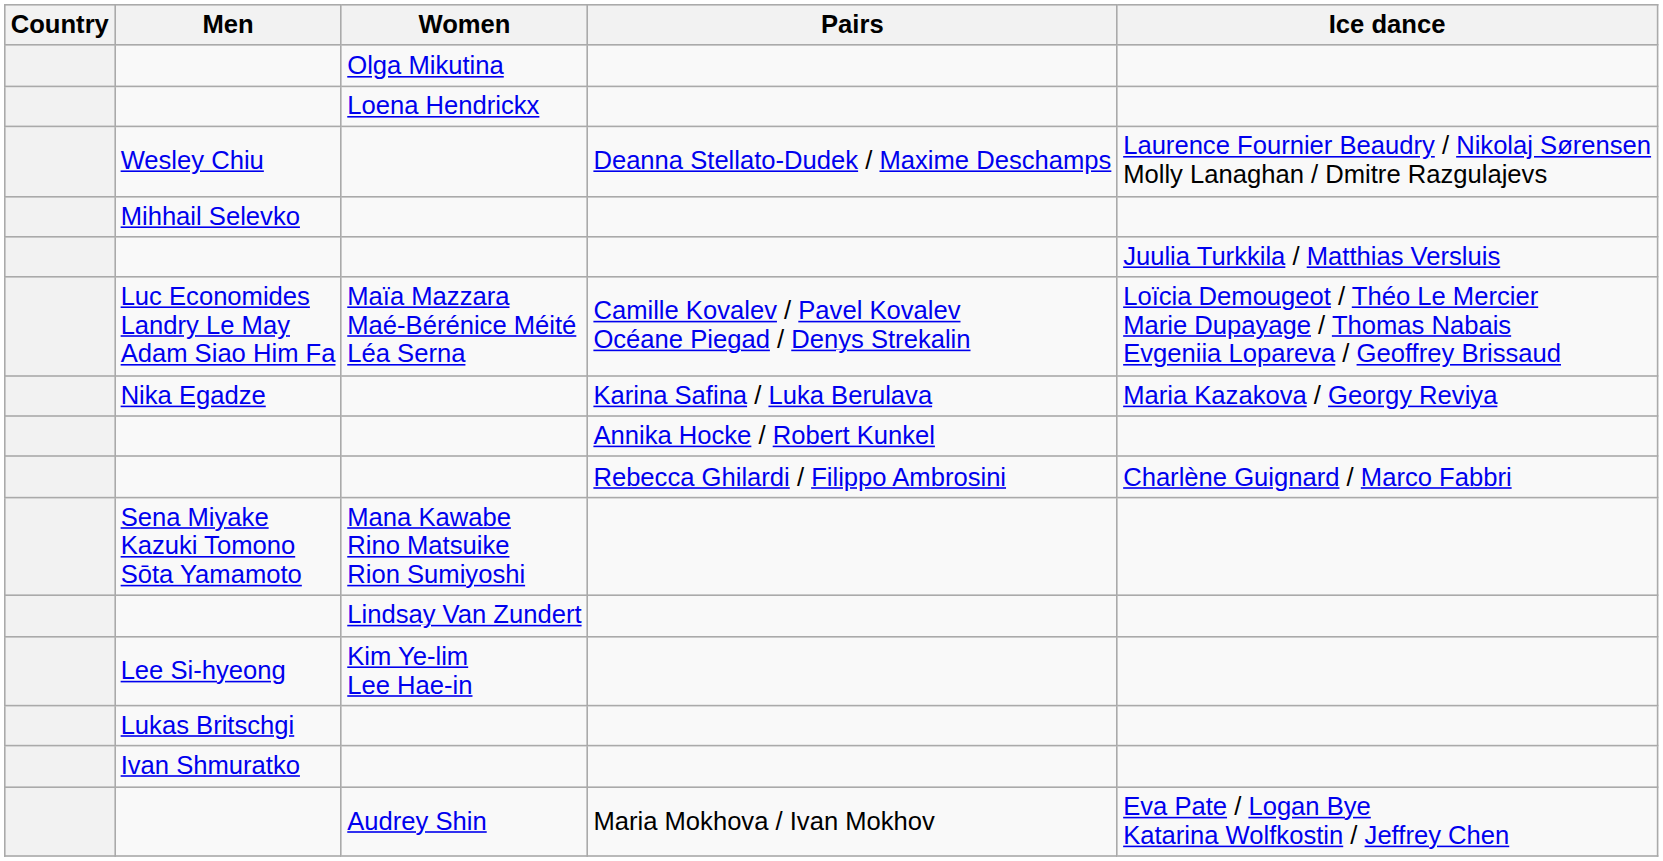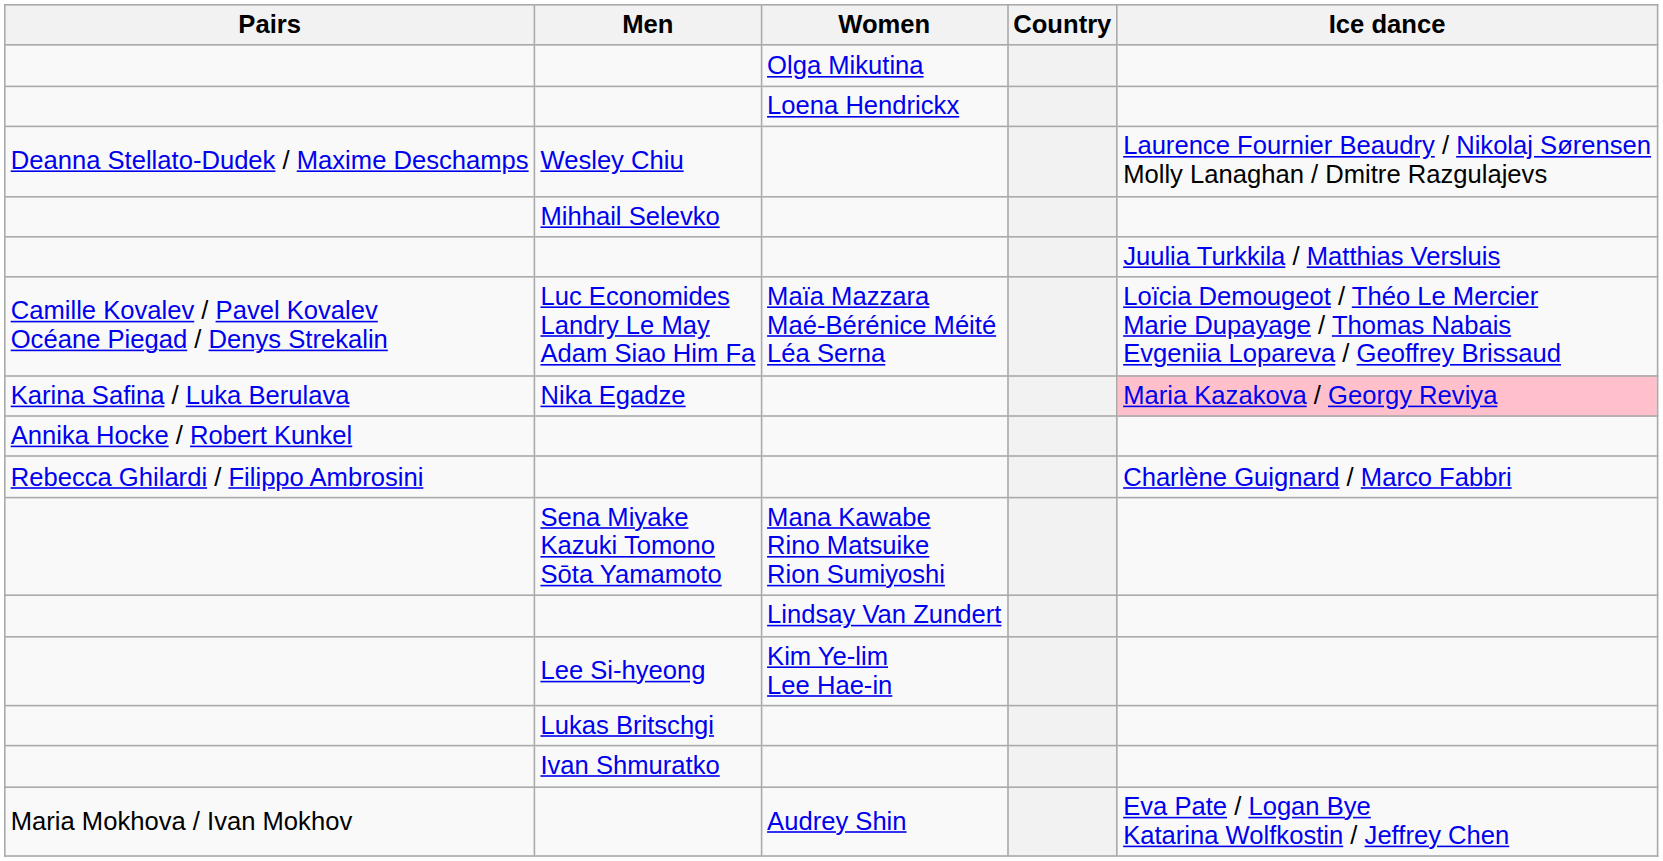columns swapped: (60, 24) <-> (852, 24)
(1310, 395) no background -> (1310, 395) pink background
